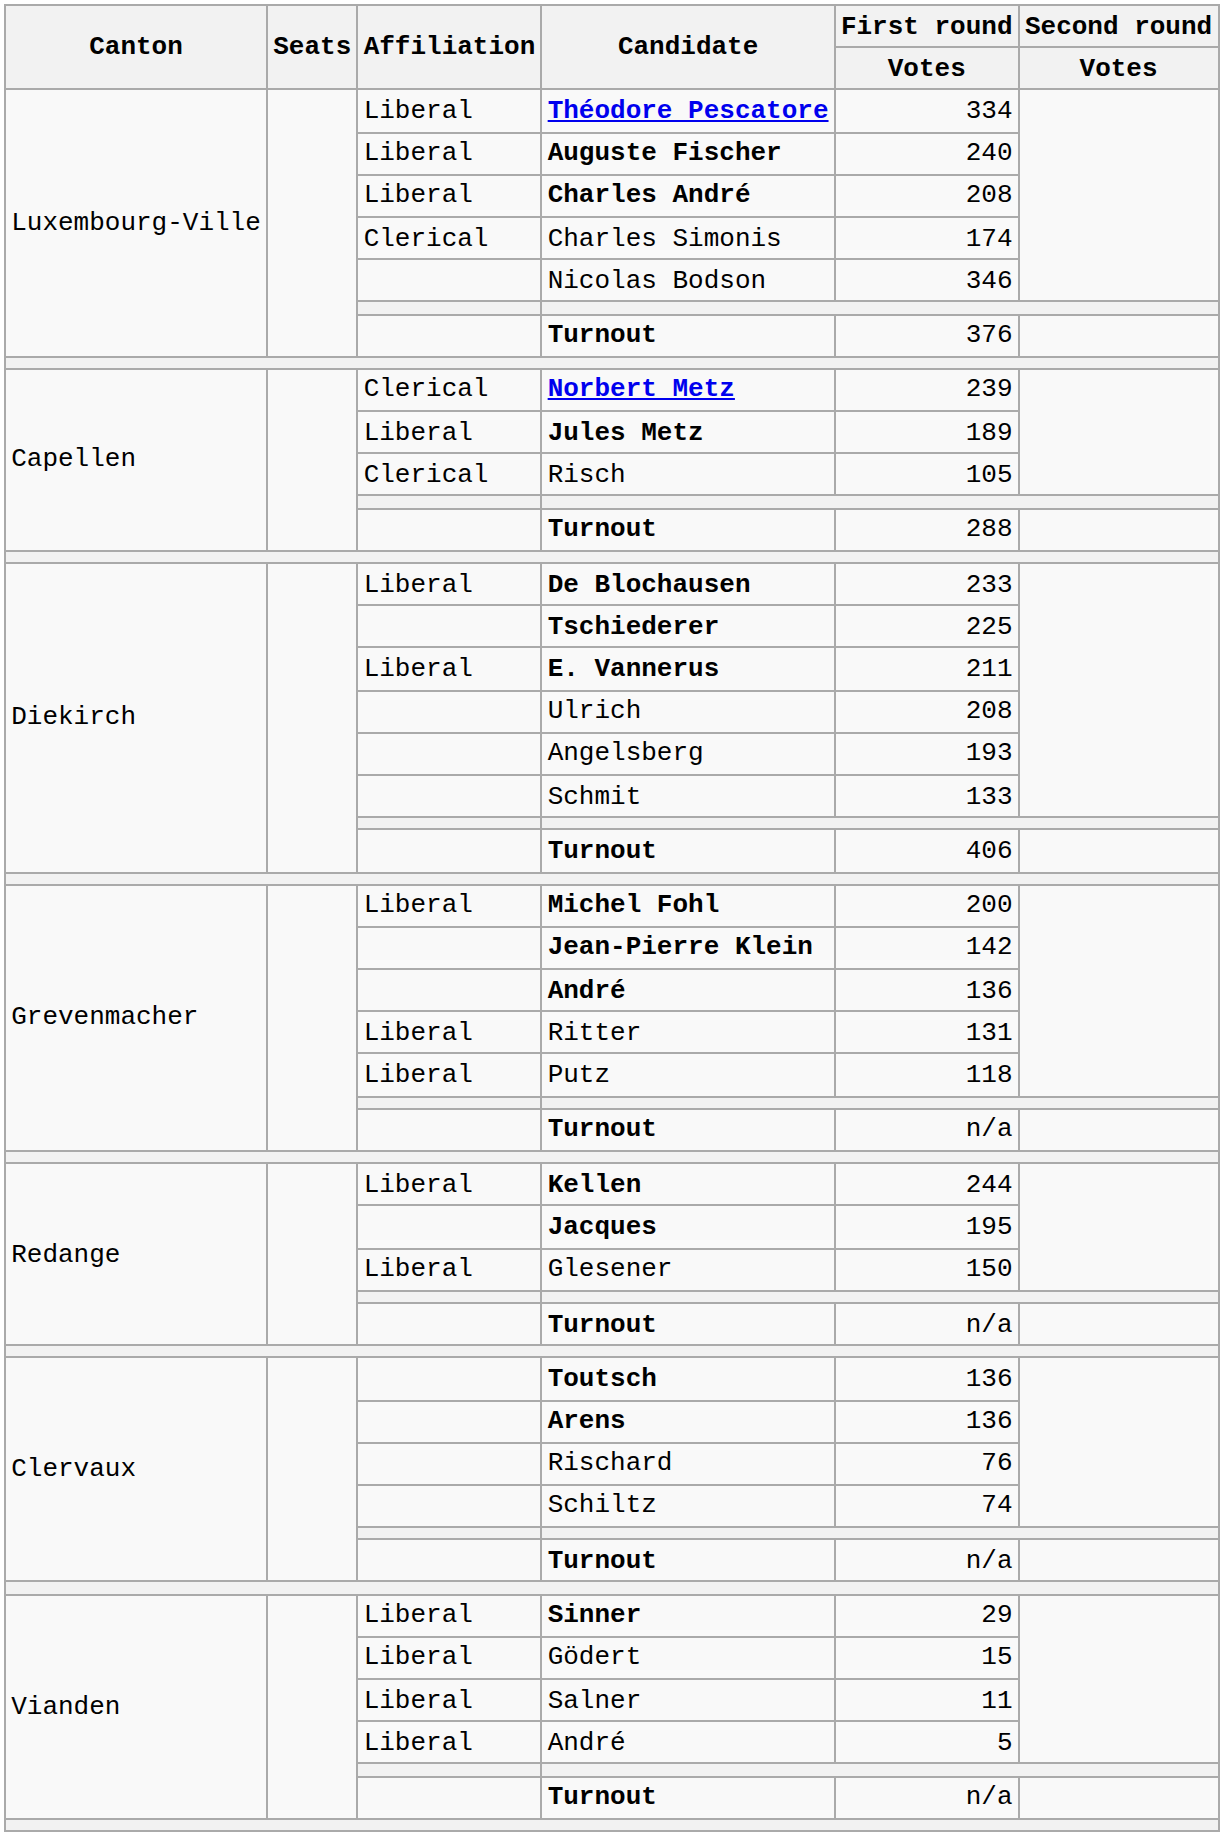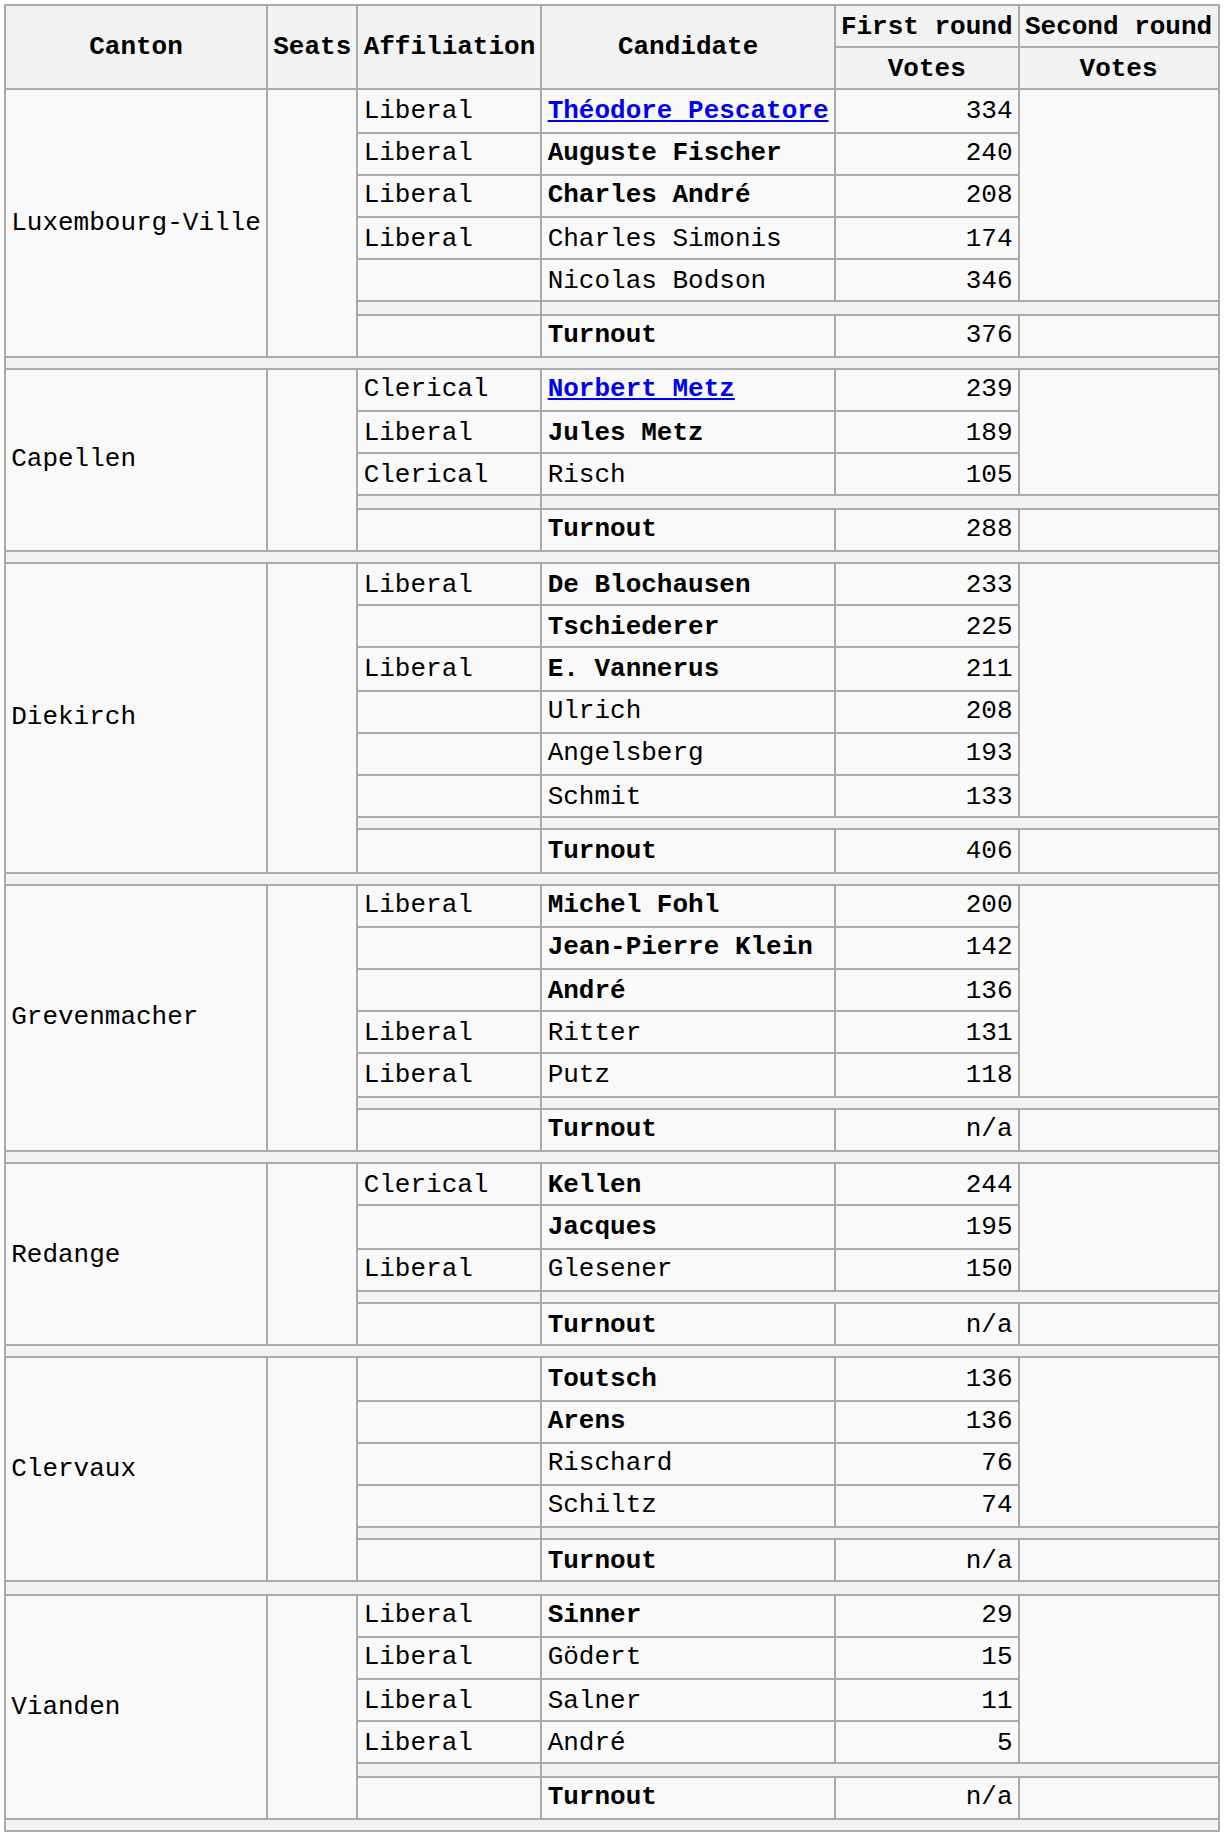(426, 238) Clerical -> (418, 238) Liberal
(418, 1185) Liberal -> (426, 1185) Clerical
